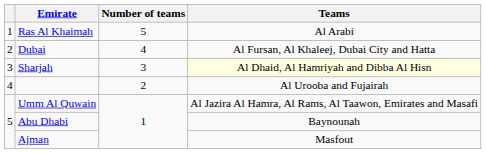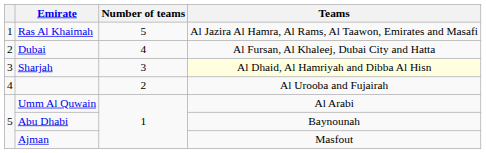(334, 31) Al Arabi -> (334, 31) Al Jazira Al Hamra, Al Rams, Al Taawon, Emirates and Masafi
(334, 103) Al Jazira Al Hamra, Al Rams, Al Taawon, Emirates and Masafi -> (334, 103) Al Arabi
